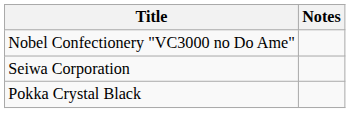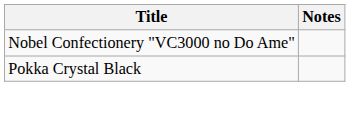- row: (69, 68)
